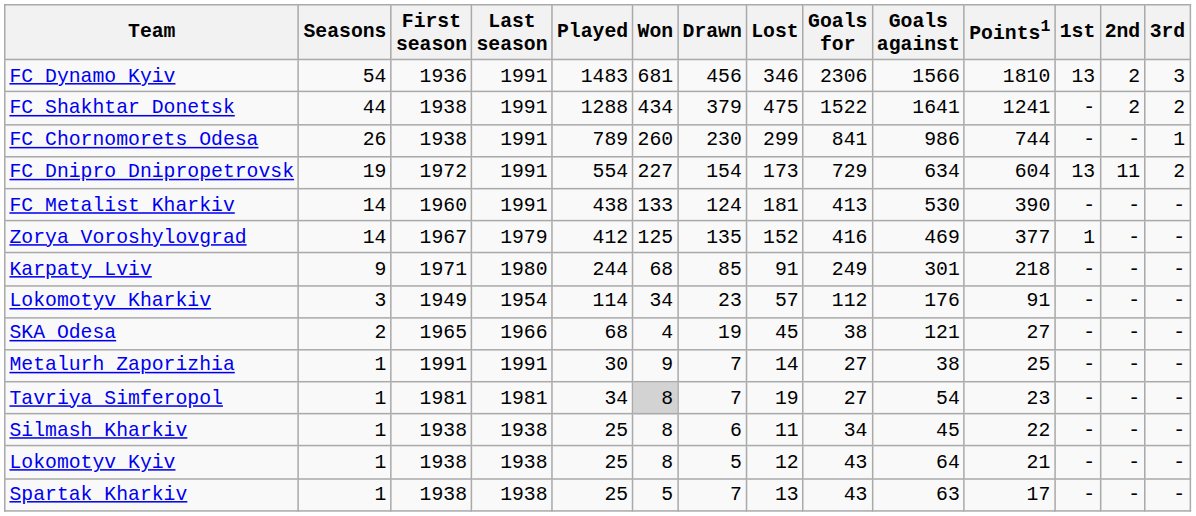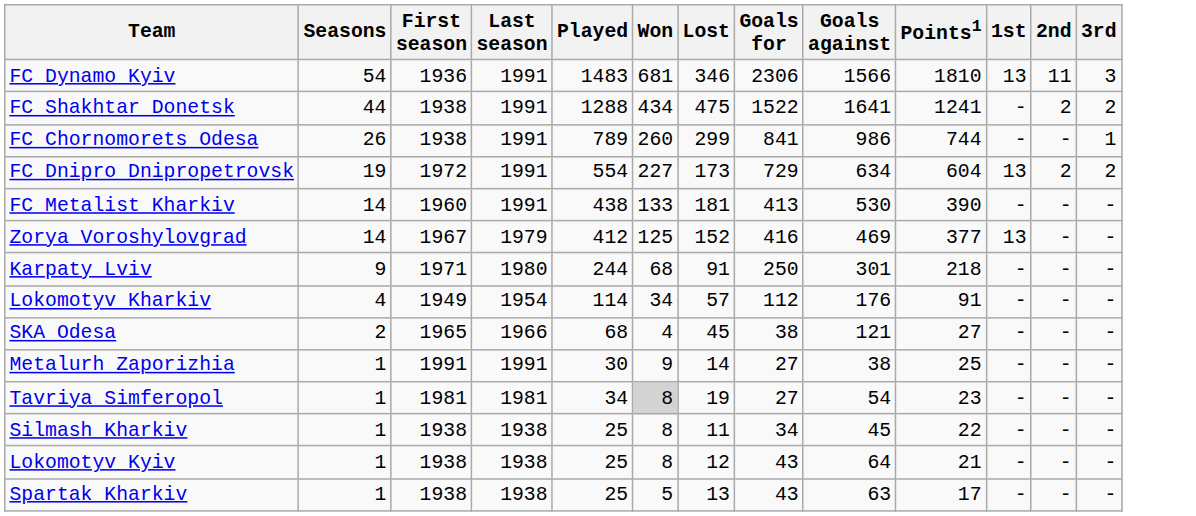- column: (712, 32)
(1134, 76) 2 -> (1060, 76) 11
(1128, 172) 11 -> (1066, 172) 2
(1089, 237) 1 -> (1015, 237) 13
(850, 269) 249 -> (781, 269) 250
(381, 301) 3 -> (381, 301) 4
